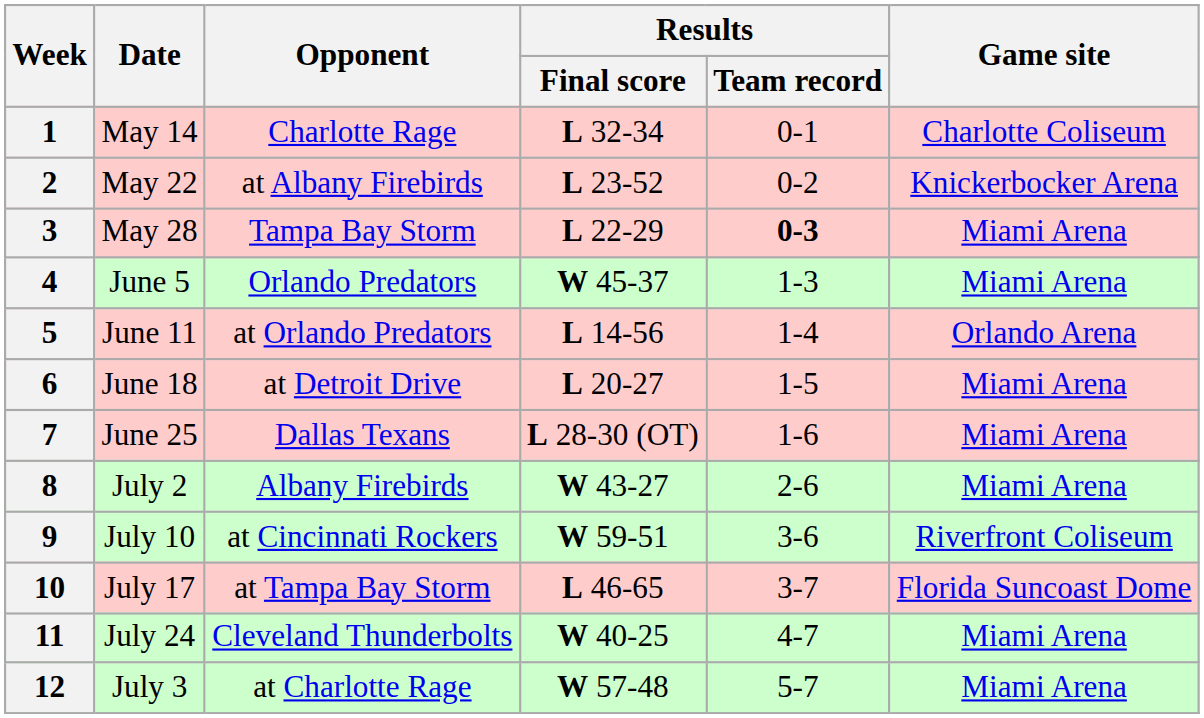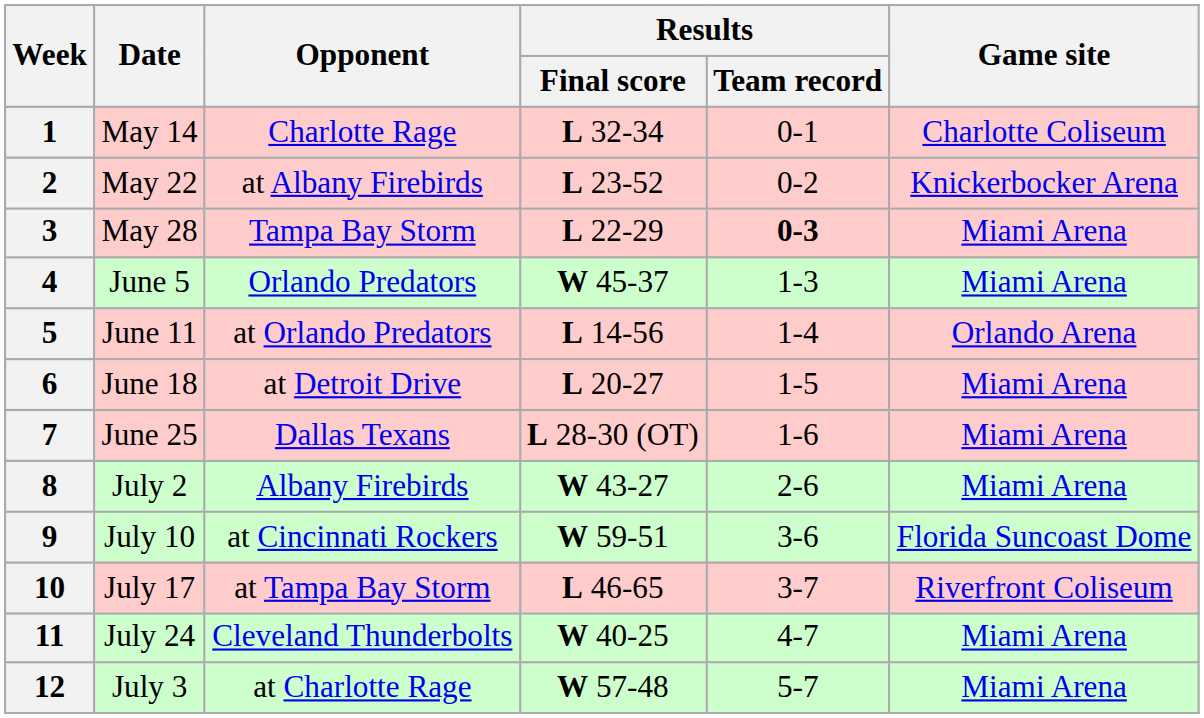(1044, 535) Riverfront Coliseum -> (1044, 535) Florida Suncoast Dome
(1044, 586) Florida Suncoast Dome -> (1044, 586) Riverfront Coliseum
